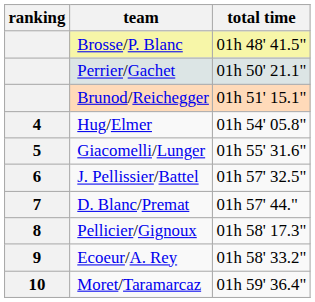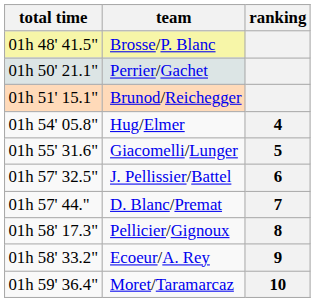columns swapped: (37, 17) <-> (261, 17)
